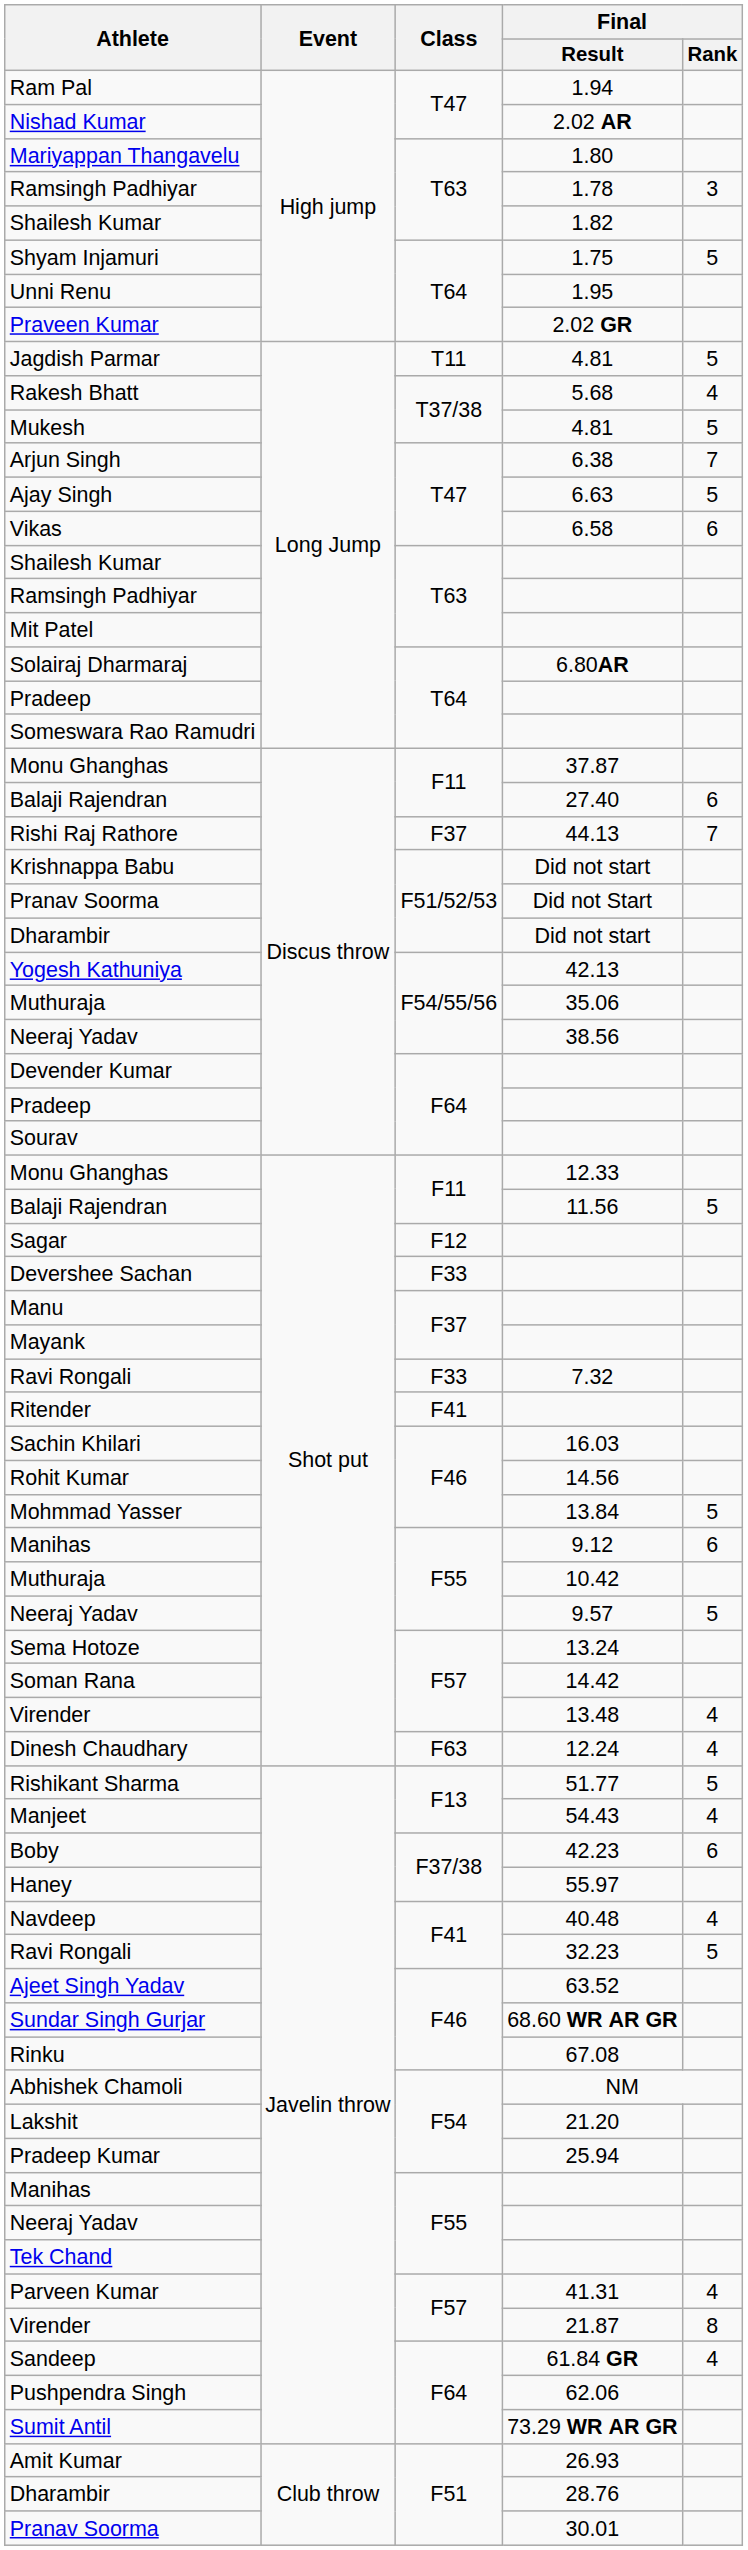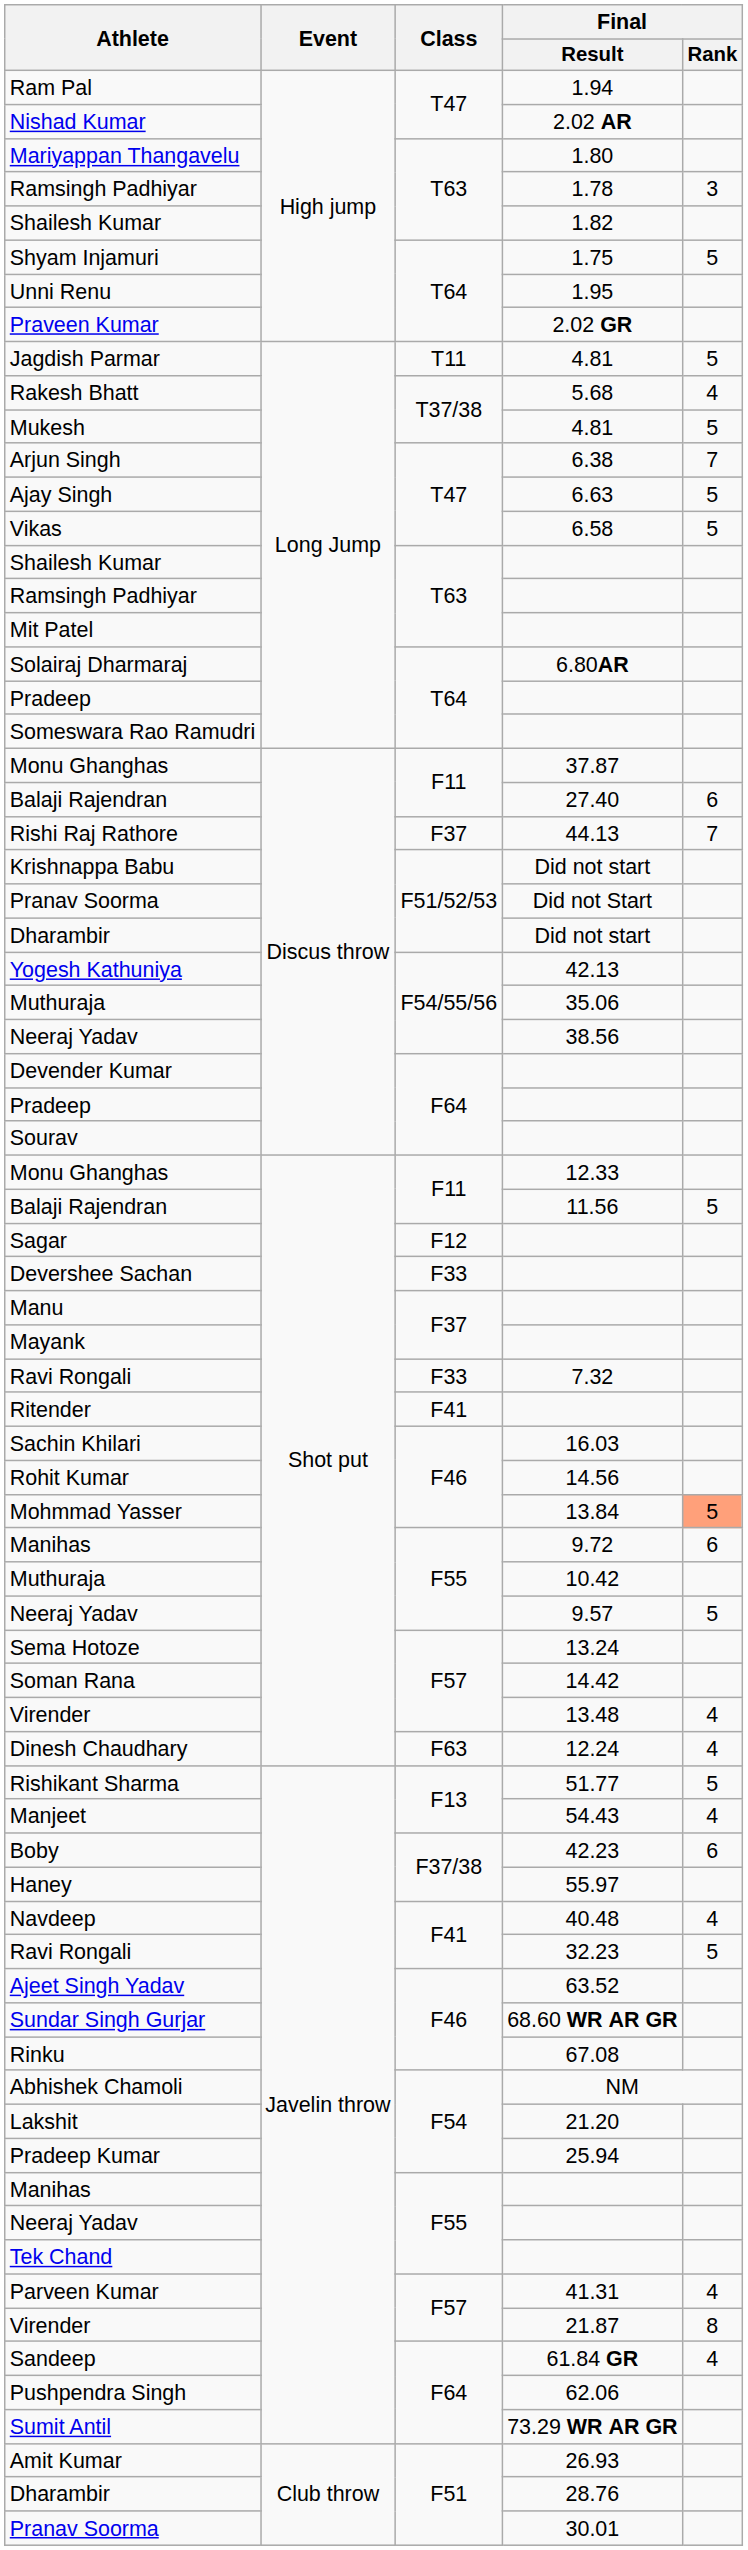(712, 529) 6 -> (712, 529) 5
(712, 1512) no background -> (712, 1512) lightsalmon background
(592, 1546) 9.12 -> (592, 1546) 9.72
